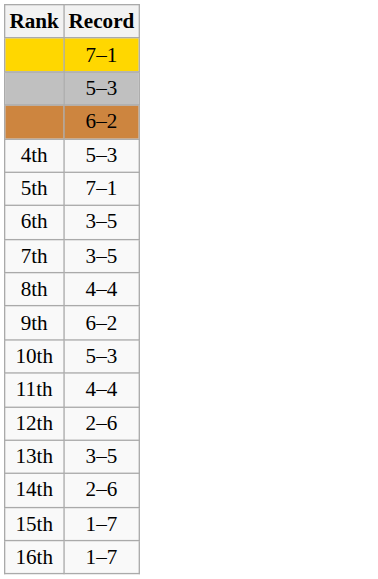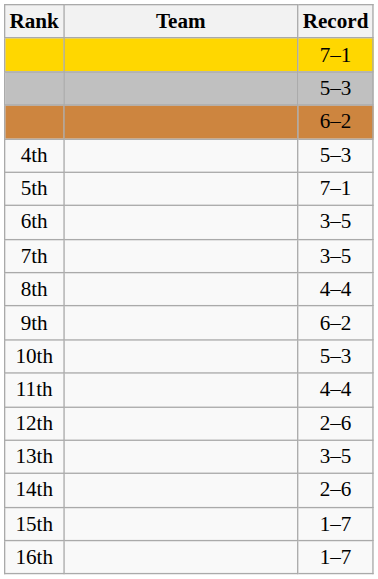+ column: (181, 21)
